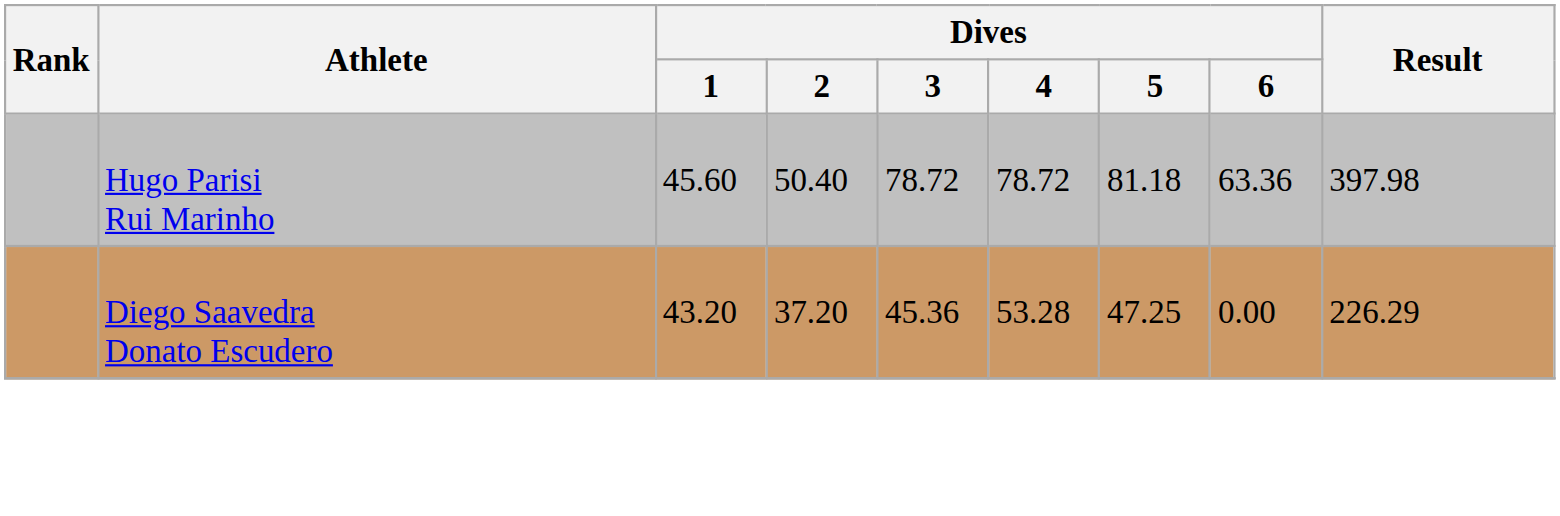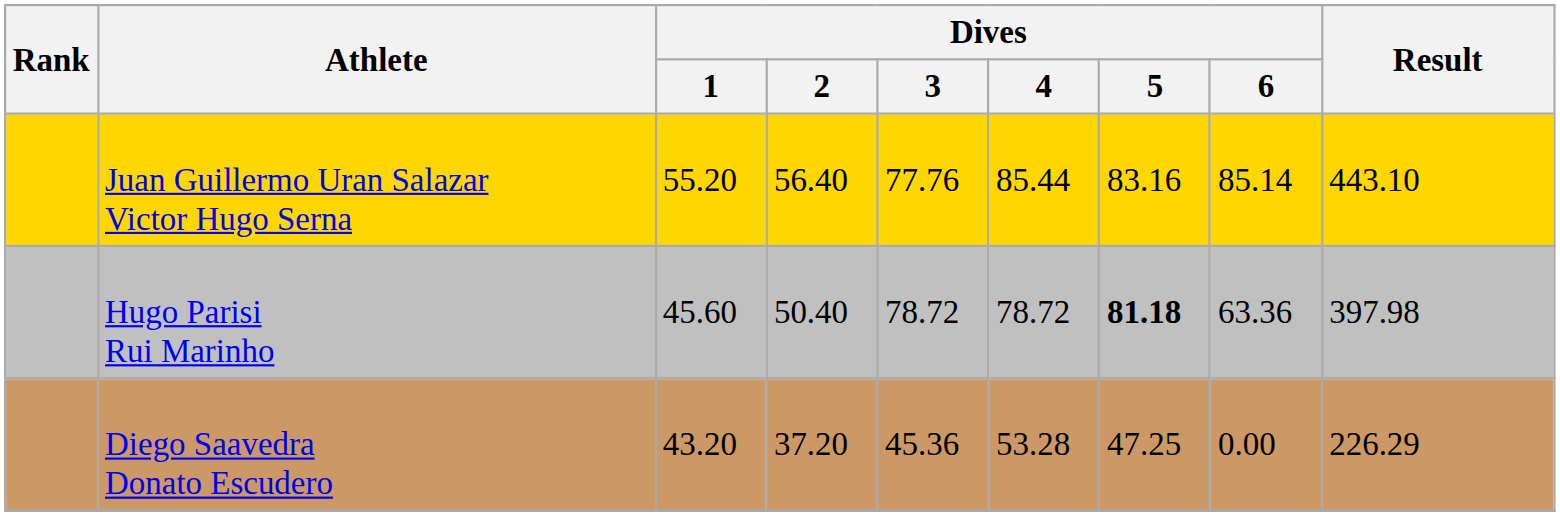+ row: (297, 199)
(1144, 179) normal -> (1144, 312) bold
